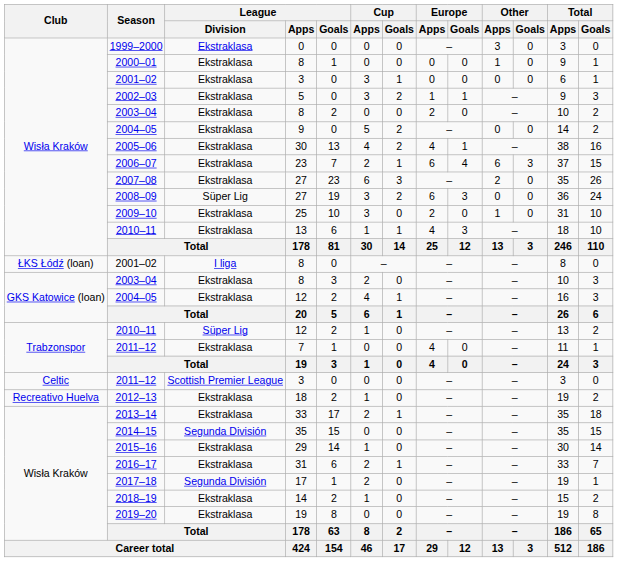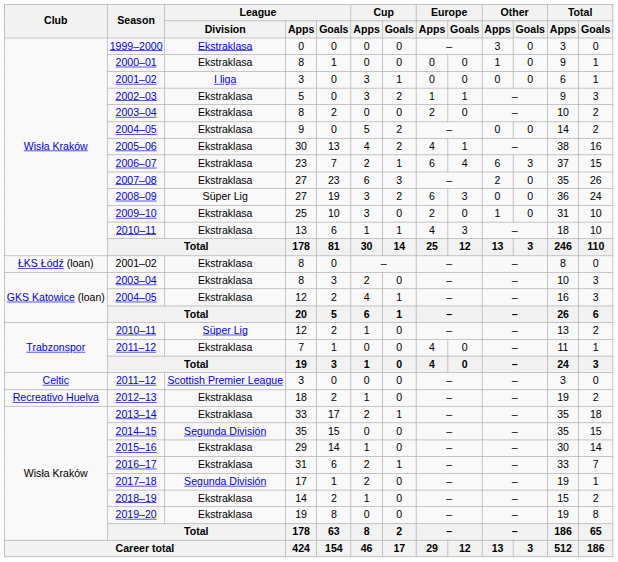(225, 79) Ekstraklasa -> (225, 79) I liga
(225, 264) I liga -> (225, 264) Ekstraklasa
